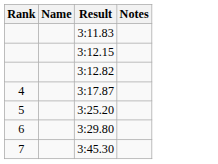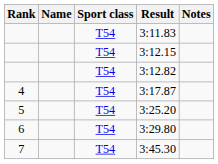+ column: (105, 14)
